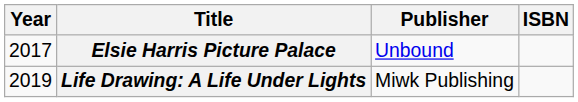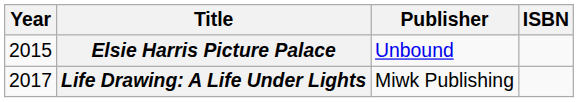(31, 50) 2017 -> (31, 50) 2015
(31, 81) 2019 -> (31, 81) 2017
